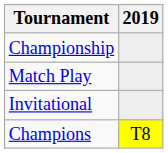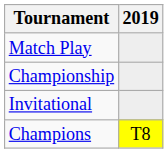rows swapped: (61, 47) <-> (50, 76)
